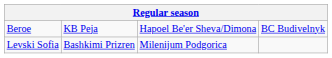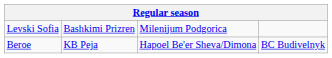rows swapped: (19, 28) <-> (33, 45)
